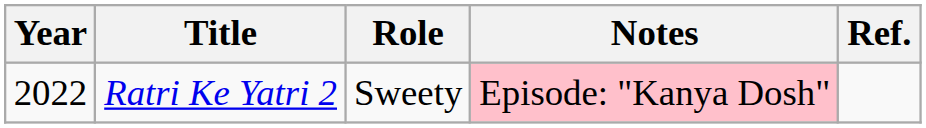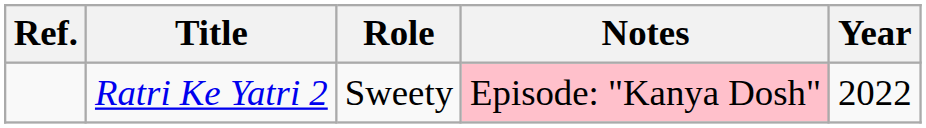columns swapped: (50, 33) <-> (879, 33)
